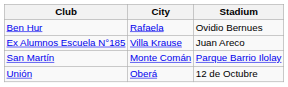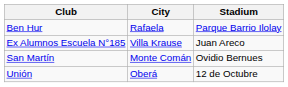(229, 27) Ovidio Bernues -> (239, 27) Parque Barrio Ilolay
(239, 58) Parque Barrio Ilolay -> (229, 58) Ovidio Bernues
